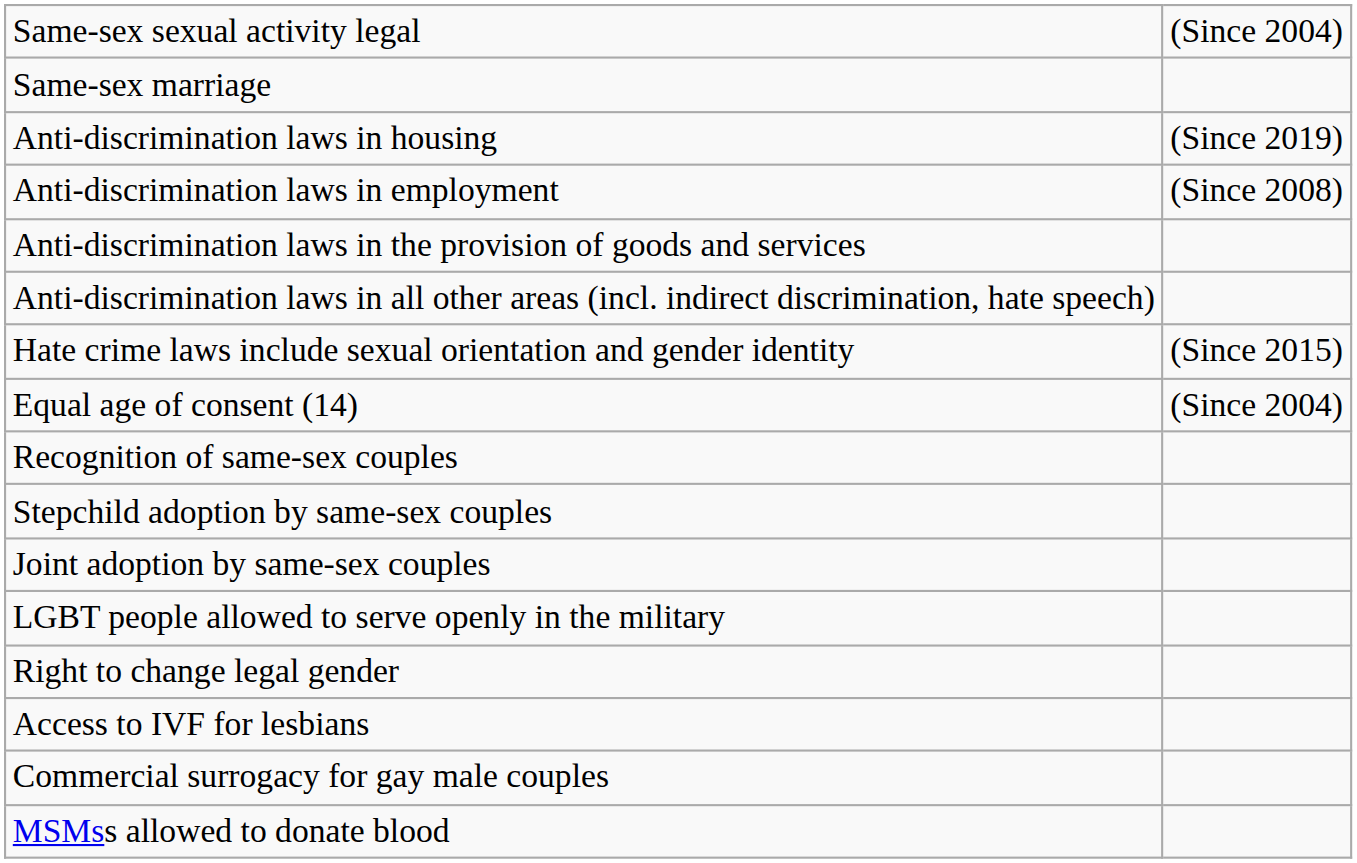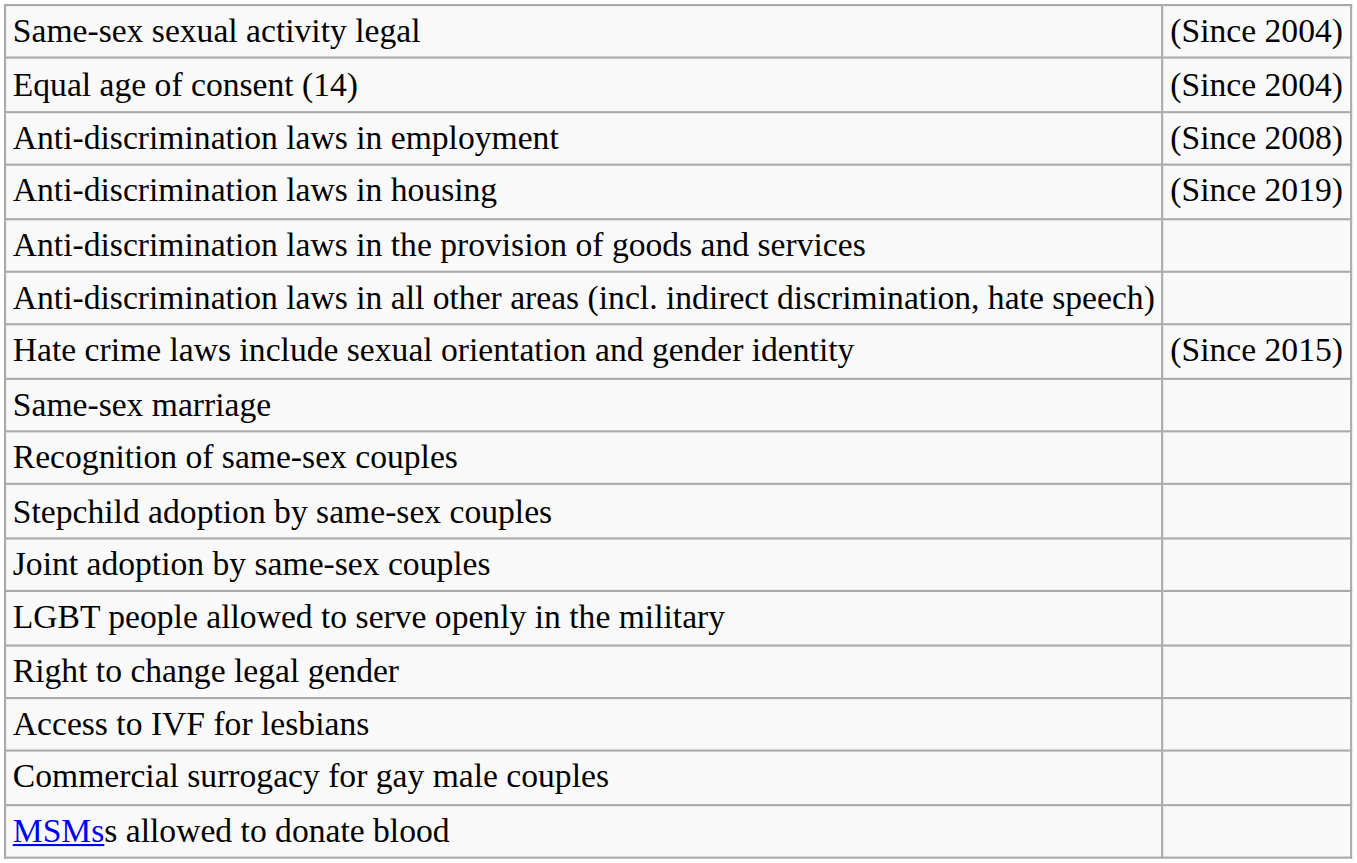rows swapped: (185, 404) <-> (142, 84)
rows swapped: (286, 191) <-> (255, 137)
